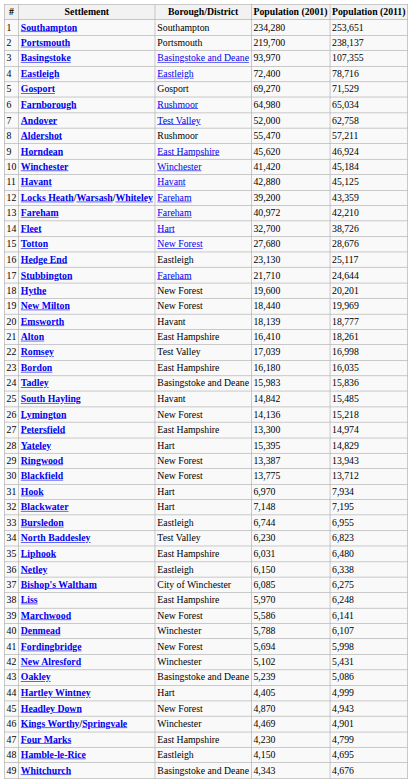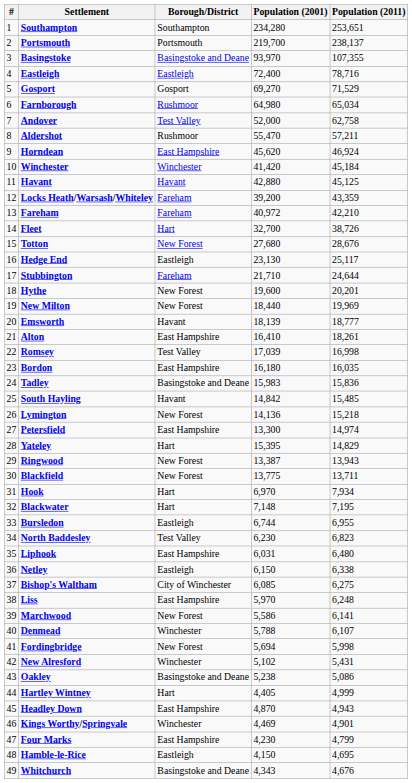(345, 476) 13,712 -> (345, 476) 13,711
(264, 677) 5,239 -> (264, 677) 5,238
(180, 708) New Forest -> (188, 708) East Hampshire
